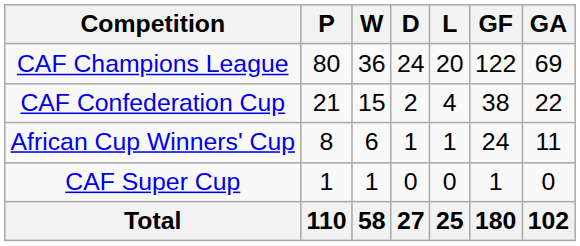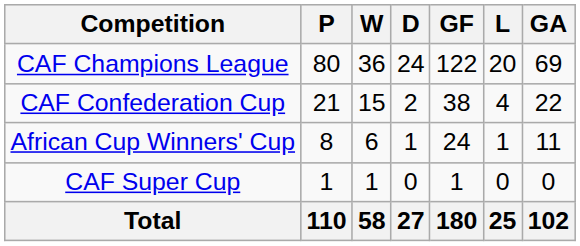columns swapped: (450, 24) <-> (496, 24)
